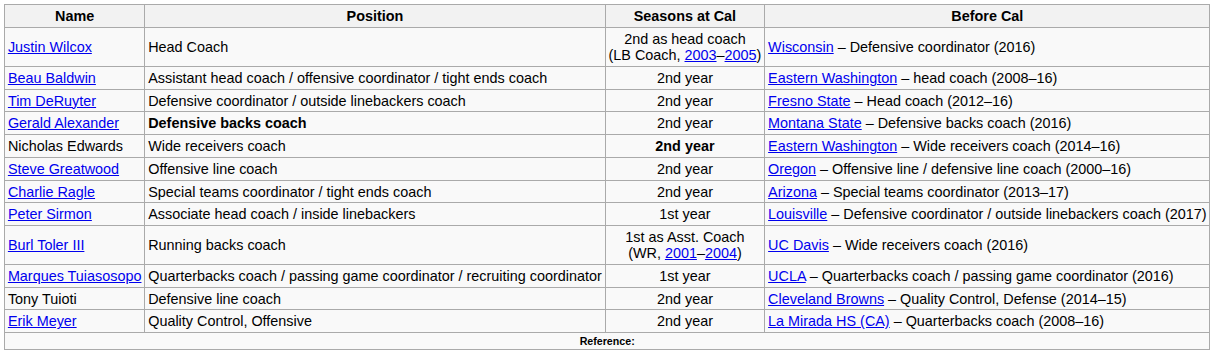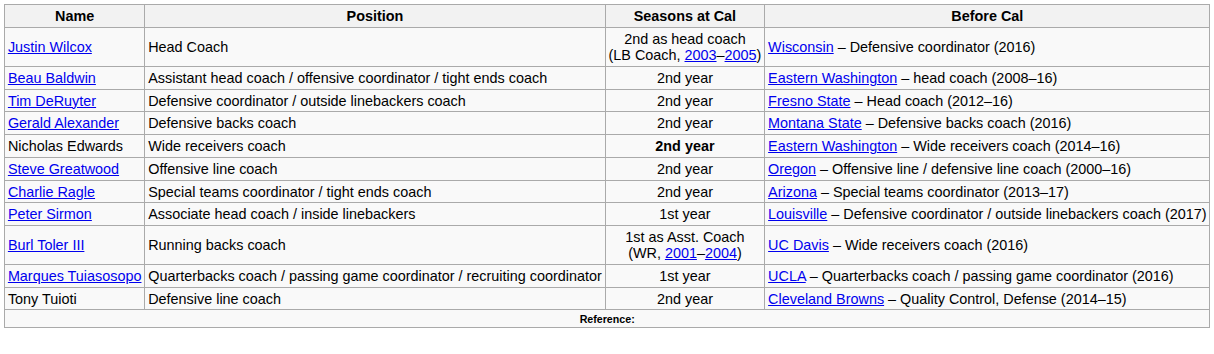(227, 123) bold -> (222, 123) normal
- row: (42, 321)
